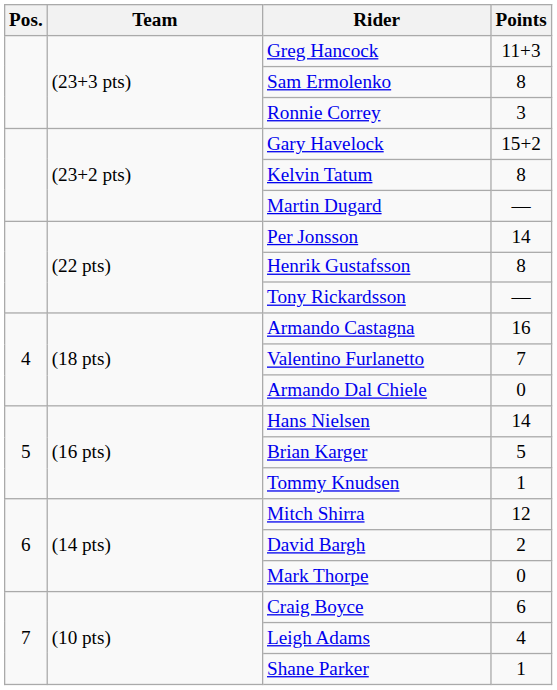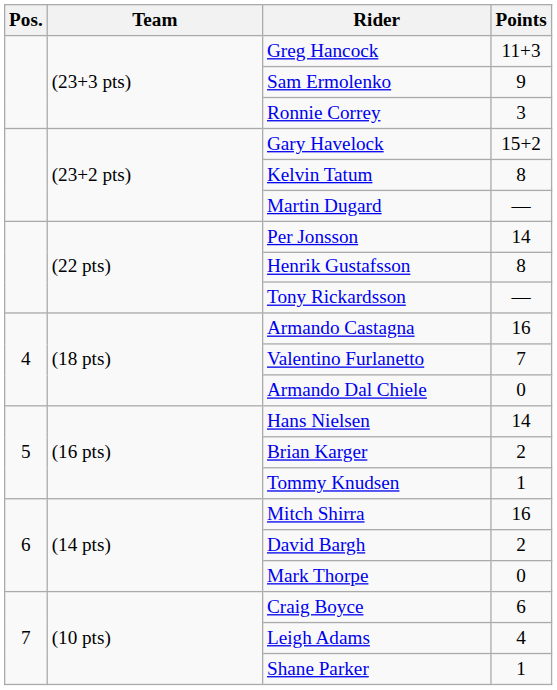(521, 81) 8 -> (521, 81) 9
(521, 452) 5 -> (521, 452) 2
(521, 513) 12 -> (521, 513) 16
